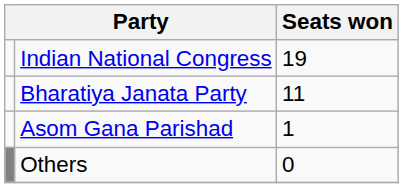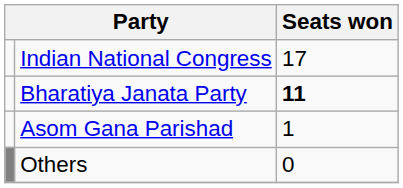(295, 57) 19 -> (295, 57) 17
(294, 93) normal -> (294, 93) bold
